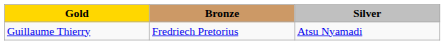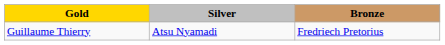columns swapped: (367, 13) <-> (222, 13)
